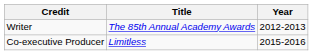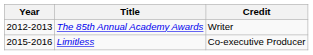columns swapped: (283, 12) <-> (55, 12)
